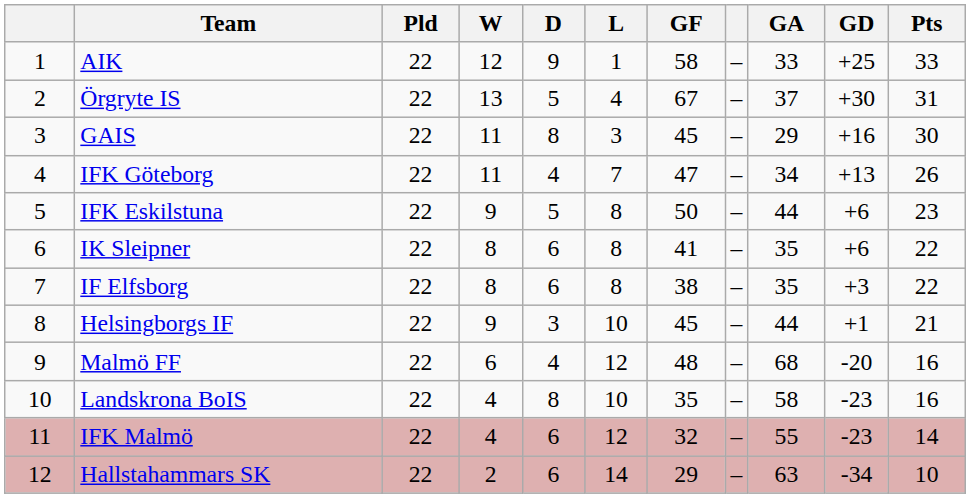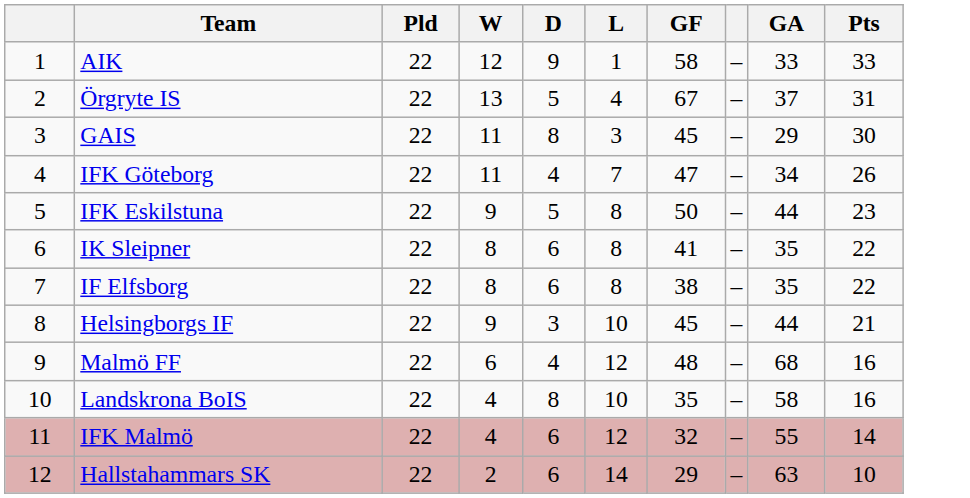- column: (857, 23)
